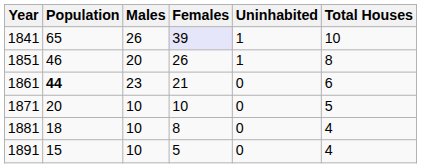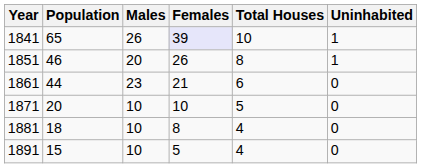columns swapped: (369, 15) <-> (277, 15)
(54, 83) bold -> (54, 83) normal
